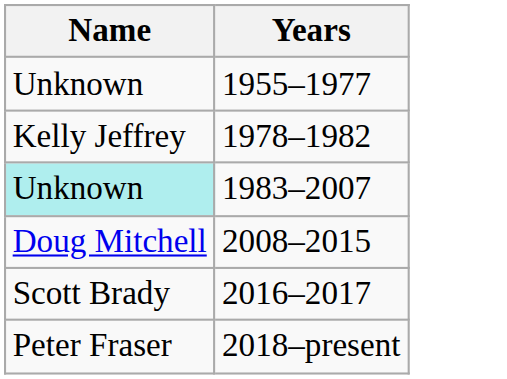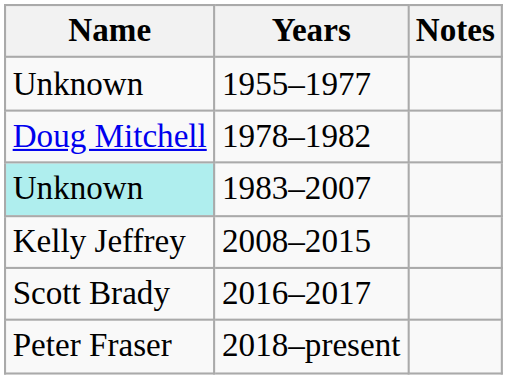+ column: (455, 30)
(99, 135) Kelly Jeffrey -> (110, 135) Doug Mitchell
(110, 240) Doug Mitchell -> (99, 240) Kelly Jeffrey
